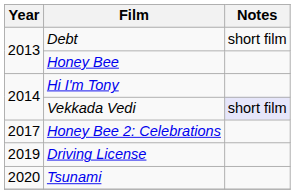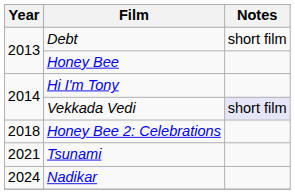(24, 131) 2017 -> (24, 131) 2018
- row: (97, 154)
(24, 177) 2020 -> (24, 154) 2021
+ row: (72, 177)
